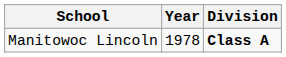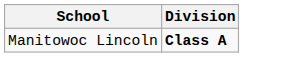- column: (183, 17)
